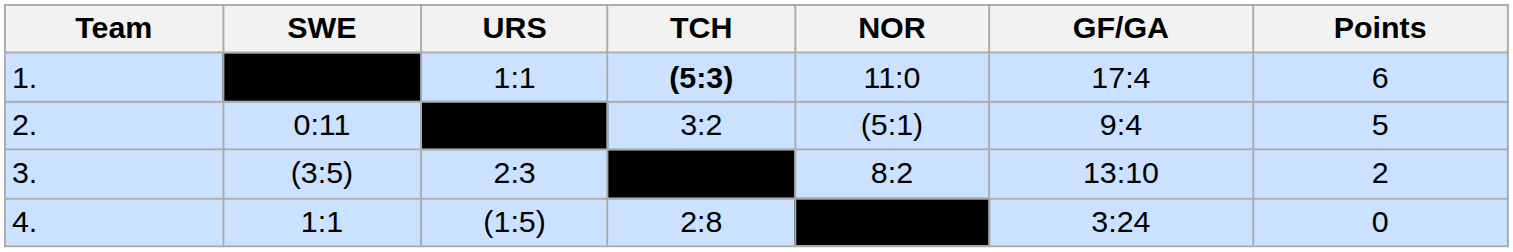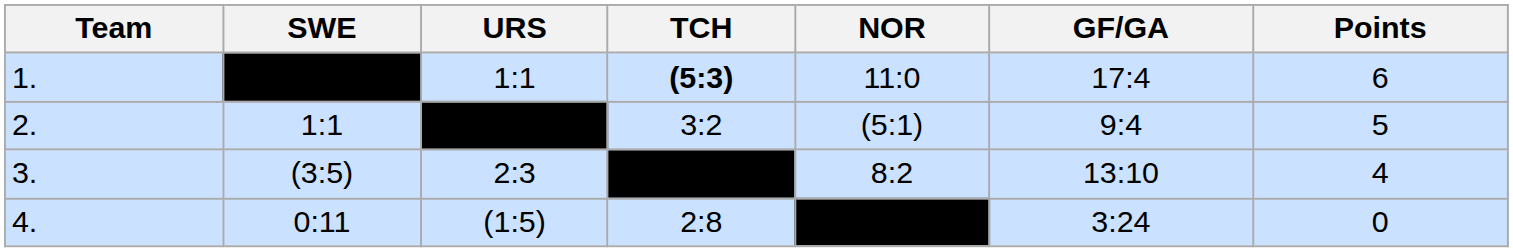(322, 125) 0:11 -> (322, 125) 1:1
(1380, 173) 2 -> (1380, 173) 4
(322, 221) 1:1 -> (322, 221) 0:11
